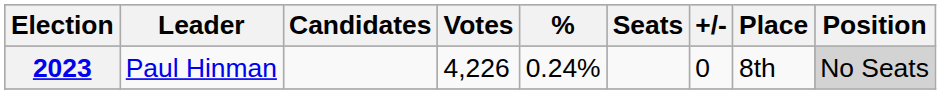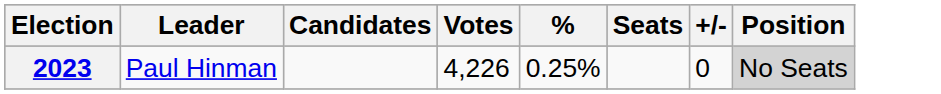- column: (774, 25)
(563, 67) 0.24% -> (563, 67) 0.25%
